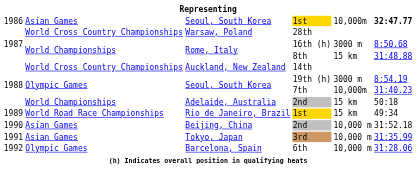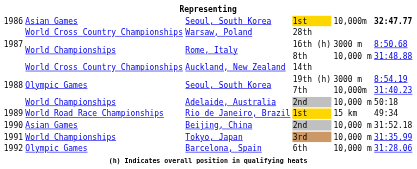(345, 56) 15 km -> (353, 56) 10,000 m
(345, 102) 15 km -> (353, 102) 10,000 m
(52, 137) Asian Games -> (71, 137) World Championships
